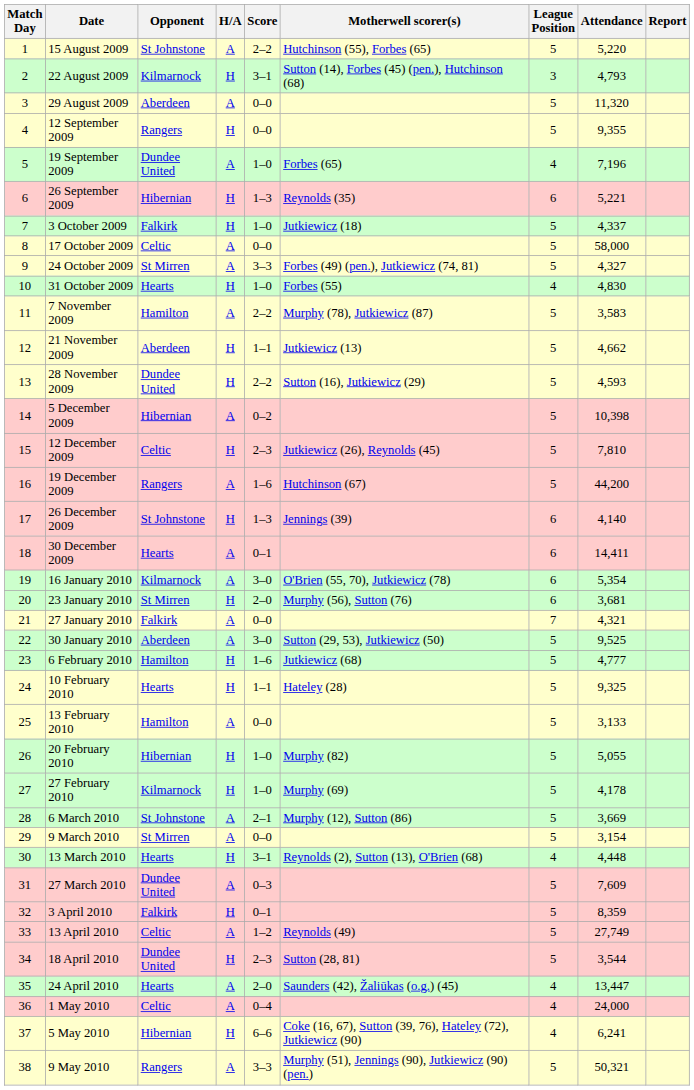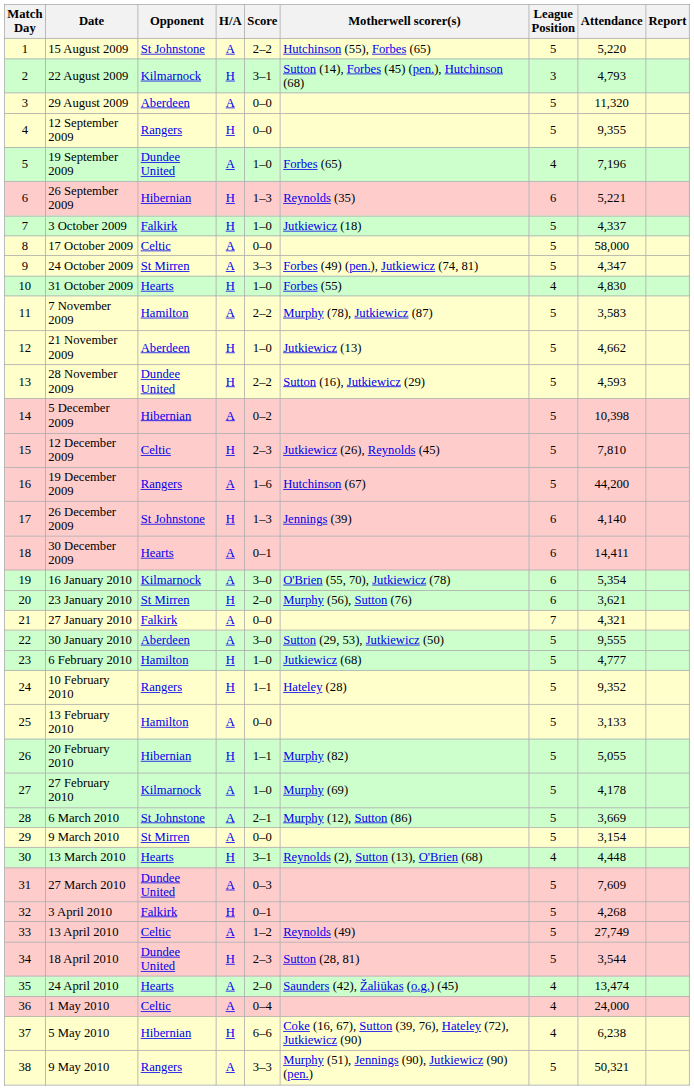(612, 266) 4,327 -> (612, 266) 4,347
(262, 347) 1–1 -> (262, 347) 1–0
(612, 600) 3,681 -> (612, 600) 3,621
(612, 640) 9,525 -> (612, 640) 9,555
(262, 660) 1–6 -> (262, 660) 1–0
(157, 687) Hearts -> (161, 687) Rangers
(612, 687) 9,325 -> (612, 687) 9,352
(262, 756) 1–0 -> (262, 756) 1–1
(230, 790) H -> (230, 790) A
(612, 911) 8,359 -> (612, 911) 4,268
(612, 986) 13,447 -> (612, 986) 13,474
(612, 1033) 6,241 -> (612, 1033) 6,238
